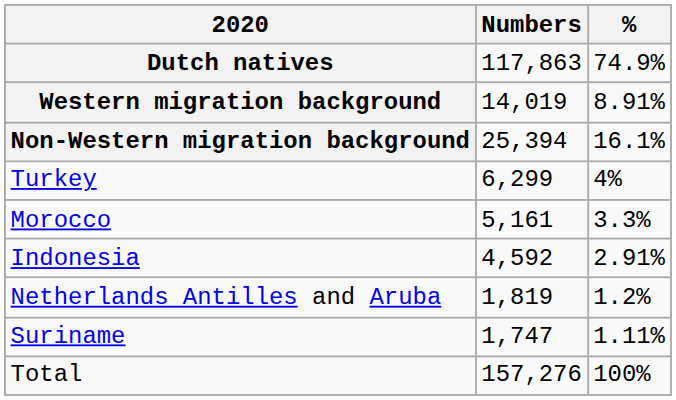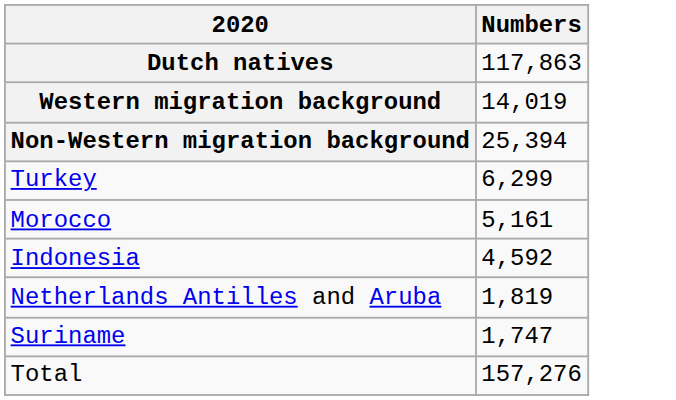- column: (629, 24)
